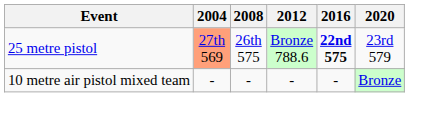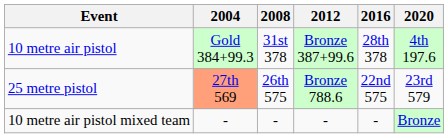+ row: (62, 48)
(336, 48) bold -> (376, 88) normal
